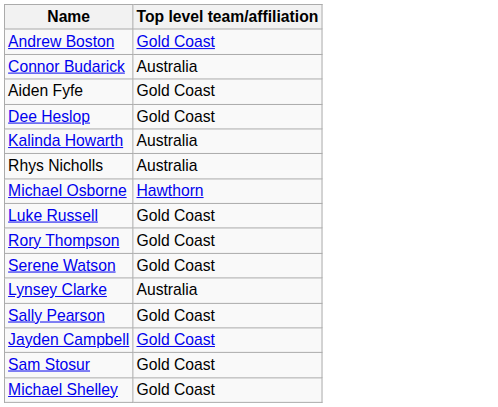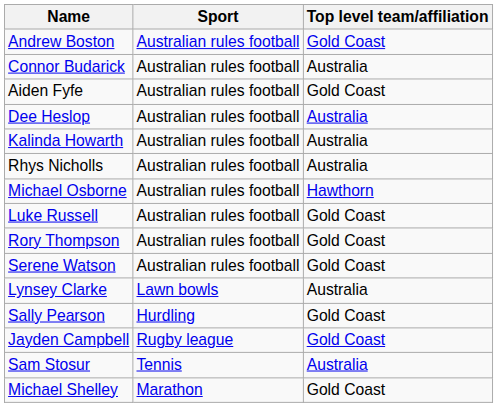+ column: (218, 16)
(176, 116) Gold Coast -> (337, 116) Australia
(176, 365) Gold Coast -> (337, 365) Australia
